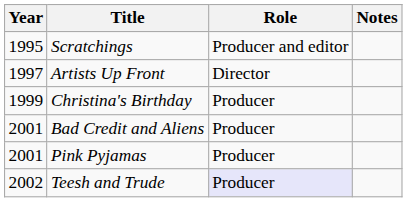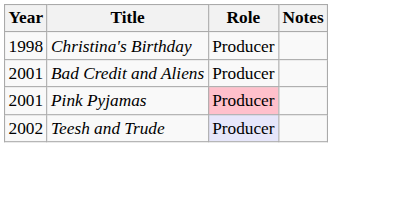- row: (92, 45)
- row: (108, 73)
(26, 100) 1999 -> (26, 45) 1998
(243, 155) no background -> (243, 100) pink background
